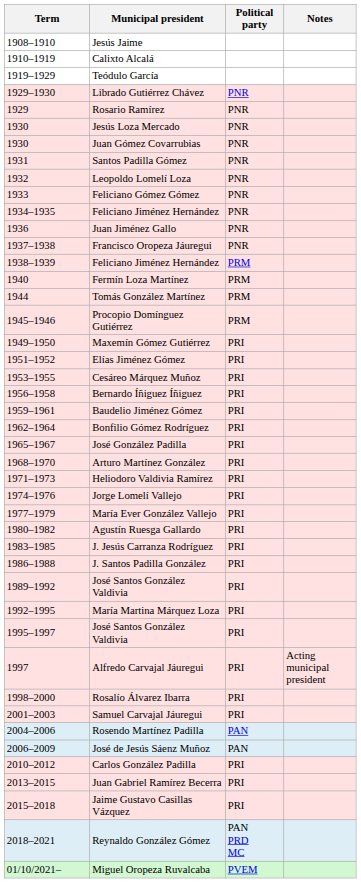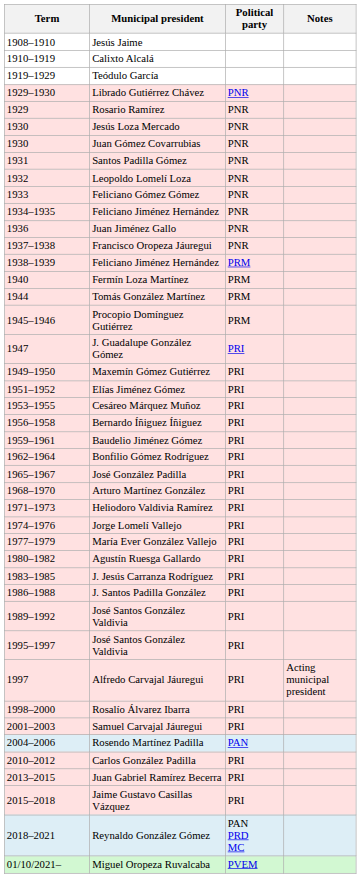+ row: (18, 349)
- row: (31, 610)
- row: (31, 748)
